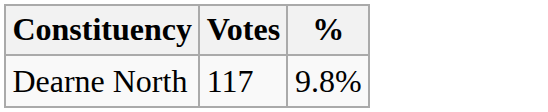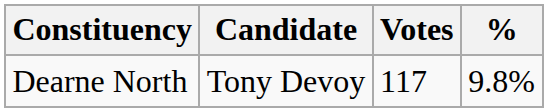+ column: (286, 29)
